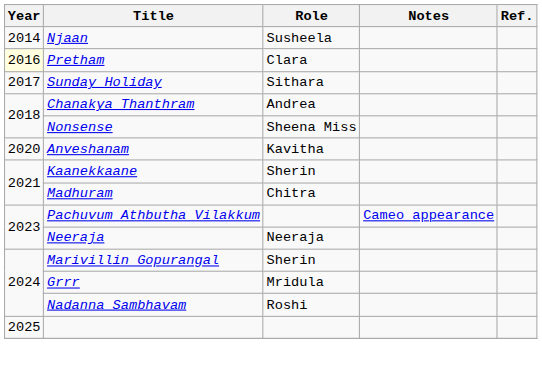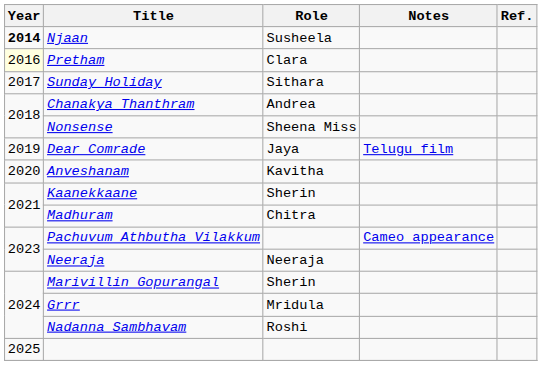(24, 38) normal -> (24, 38) bold
+ row: (96, 149)
